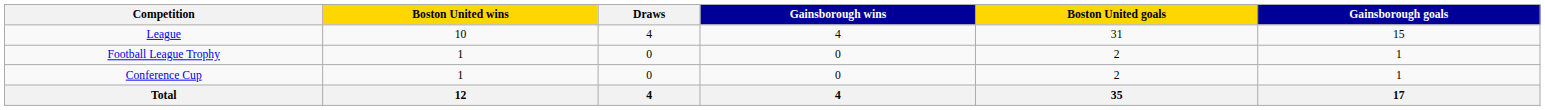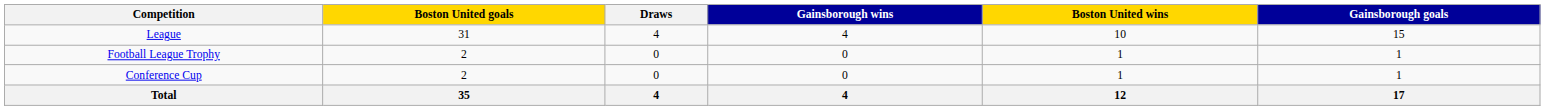columns swapped: (460, 14) <-> (1117, 14)
